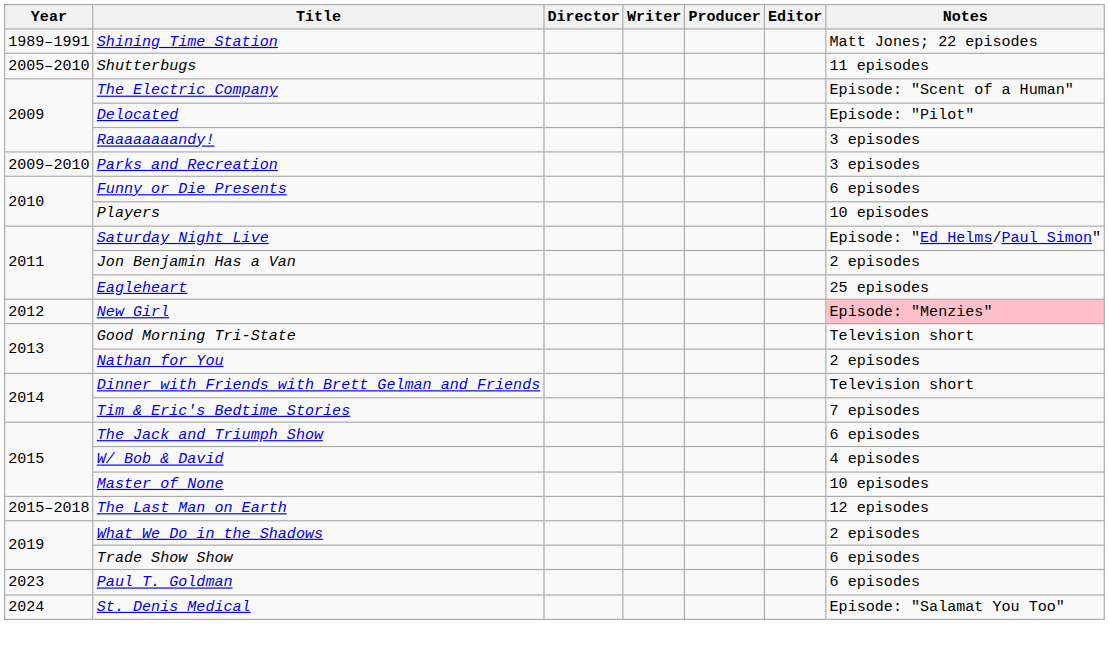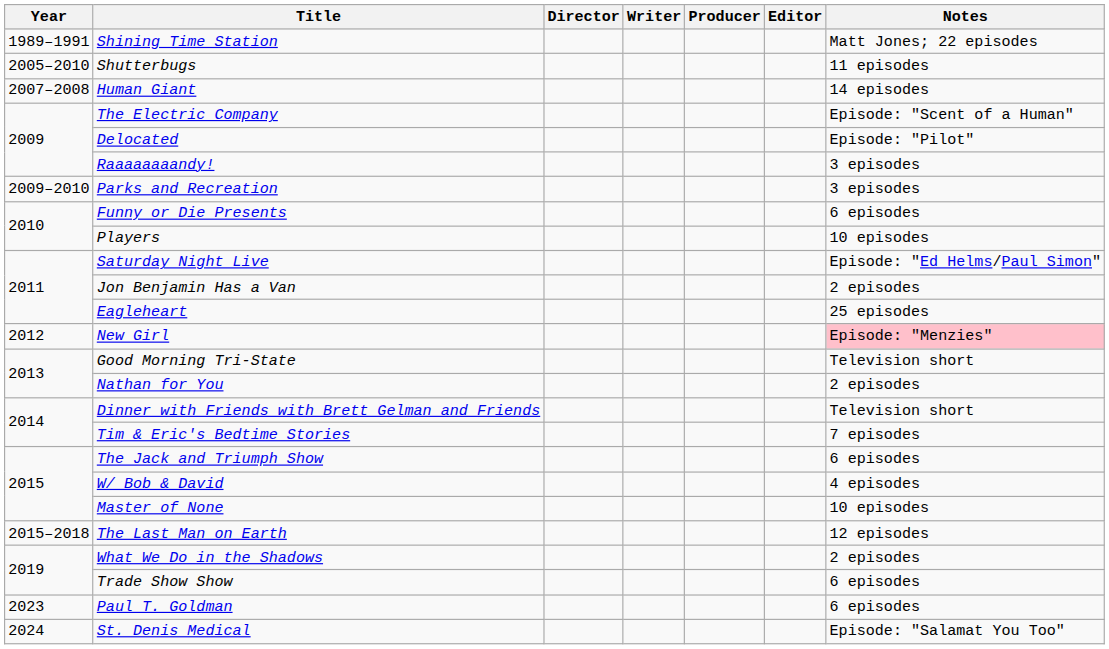+ row: (147, 91)
